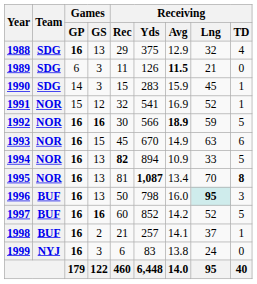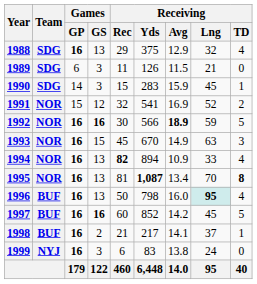(178, 68) bold -> (178, 68) normal
(241, 104) 1 -> (241, 104) 2
(241, 141) 6 -> (241, 141) 3
(241, 159) 5 -> (241, 159) 4
(241, 196) 3 -> (241, 196) 4
(211, 214) 52 -> (211, 214) 45
(150, 232) 257 -> (150, 232) 217
